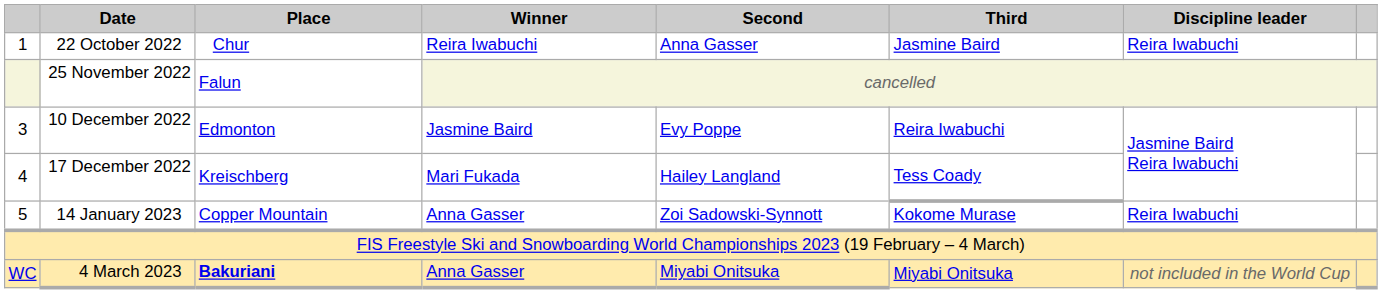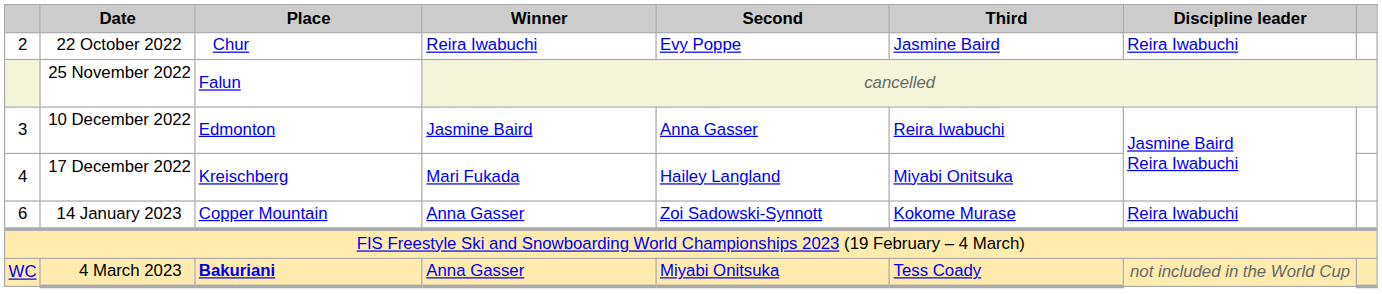(23, 45) 1 -> (23, 45) 2
(709, 45) Anna Gasser -> (701, 45) Evy Poppe
(701, 129) Evy Poppe -> (709, 129) Anna Gasser
(937, 175) Tess Coady -> (953, 176) Miyabi Onitsuka
(23, 214) 5 -> (23, 213) 6
(953, 272) Miyabi Onitsuka -> (937, 271) Tess Coady
